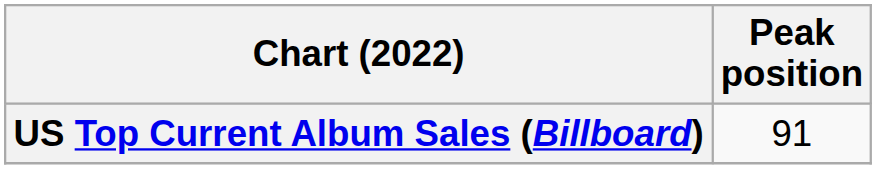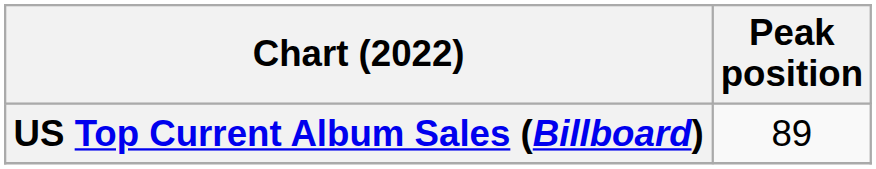(792, 132) 91 -> (792, 132) 89
